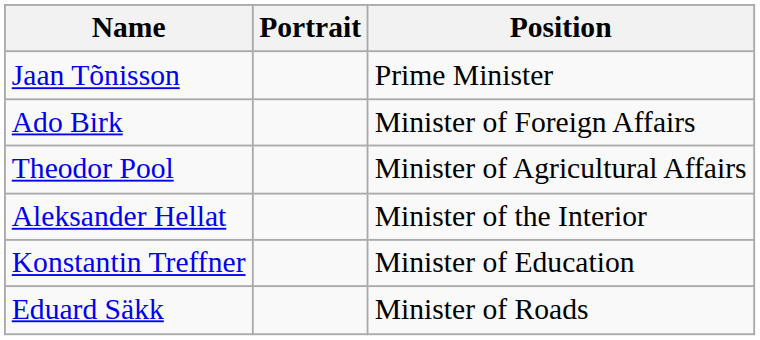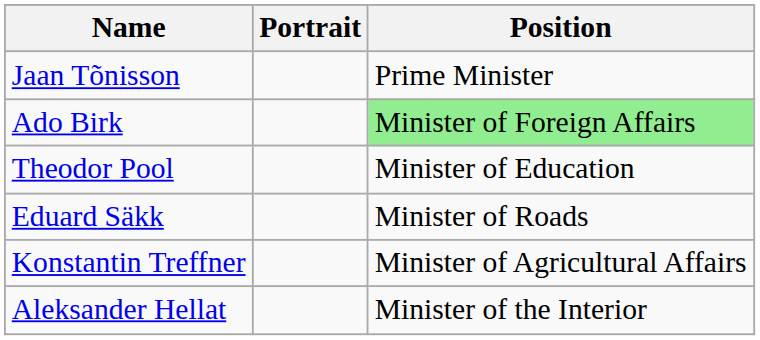(535, 121) no background -> (535, 121) lightgreen background
(561, 168) Minister of Agricultural Affairs -> (505, 168) Minister of Education
rows swapped: (88, 309) <-> (119, 215)
(505, 262) Minister of Education -> (561, 262) Minister of Agricultural Affairs
